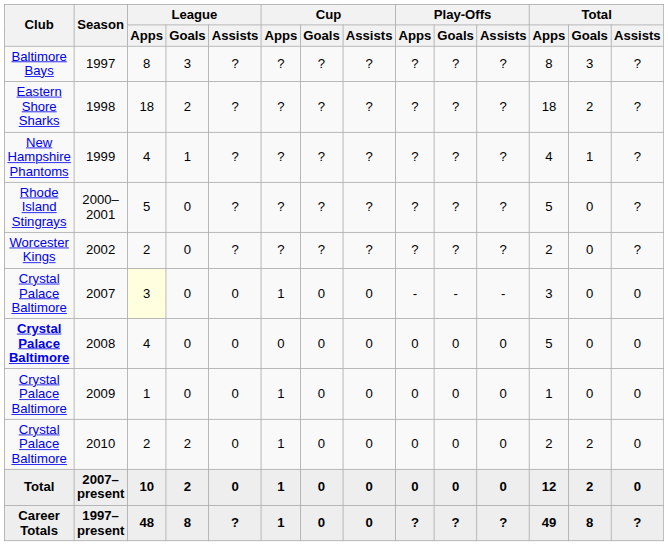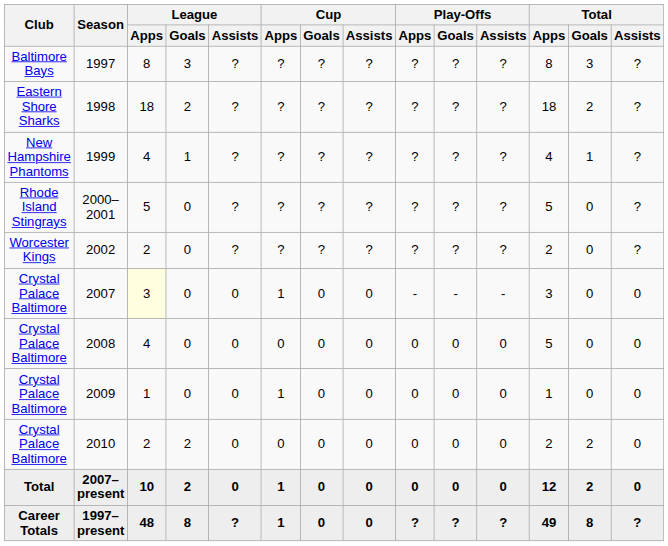(39, 343) bold -> (39, 343) normal
(281, 444) 1 -> (281, 444) 0
